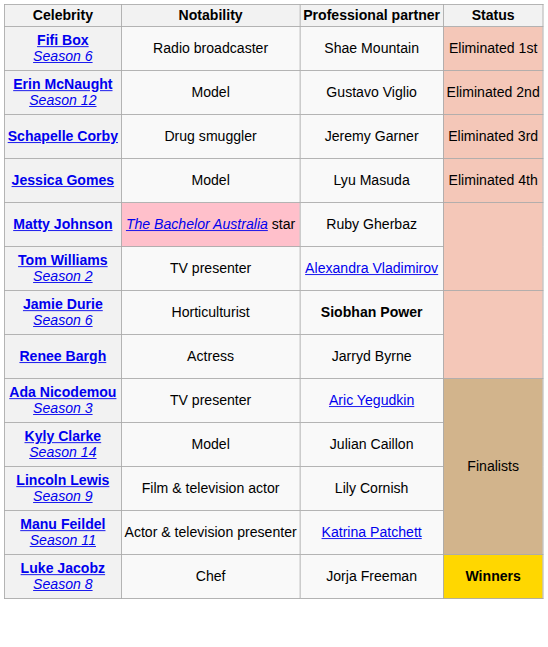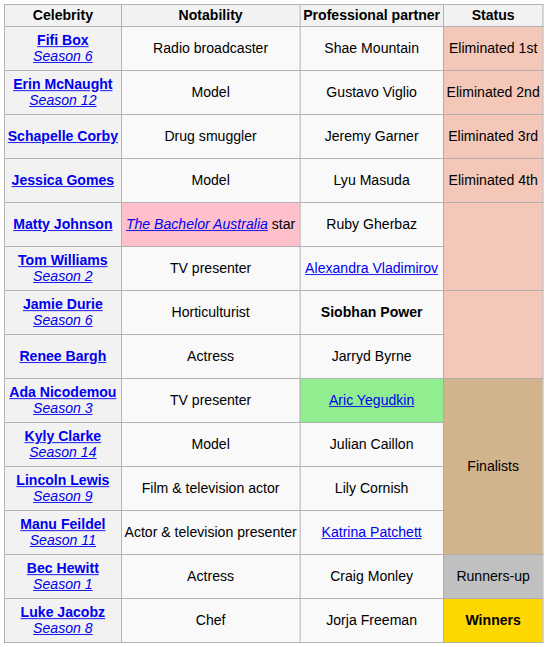(372, 400) no background -> (372, 400) lightgreen background
+ row: (63, 576)
